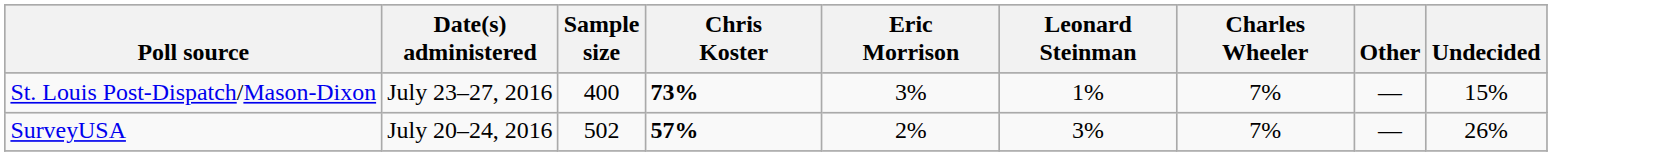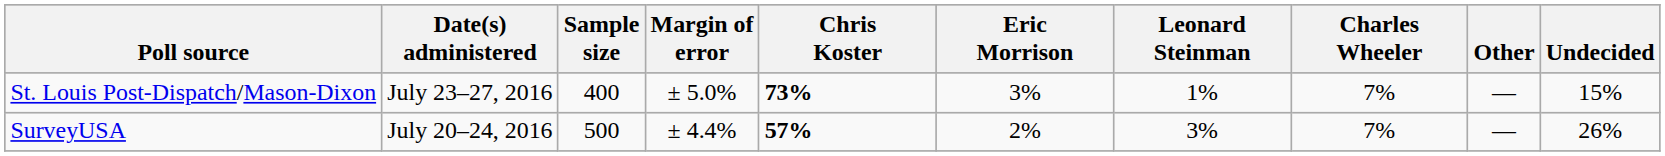+ column: (702, 38)
(602, 131) 502 -> (602, 131) 500
